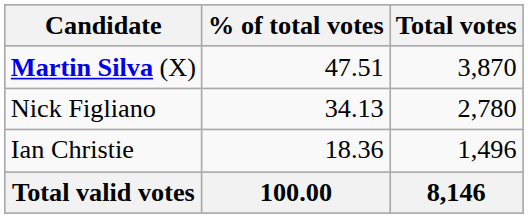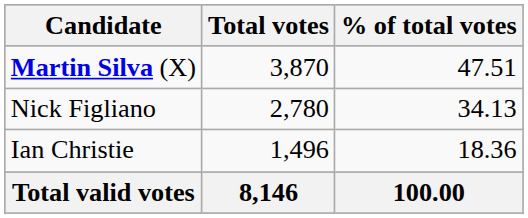columns swapped: (456, 25) <-> (296, 25)
